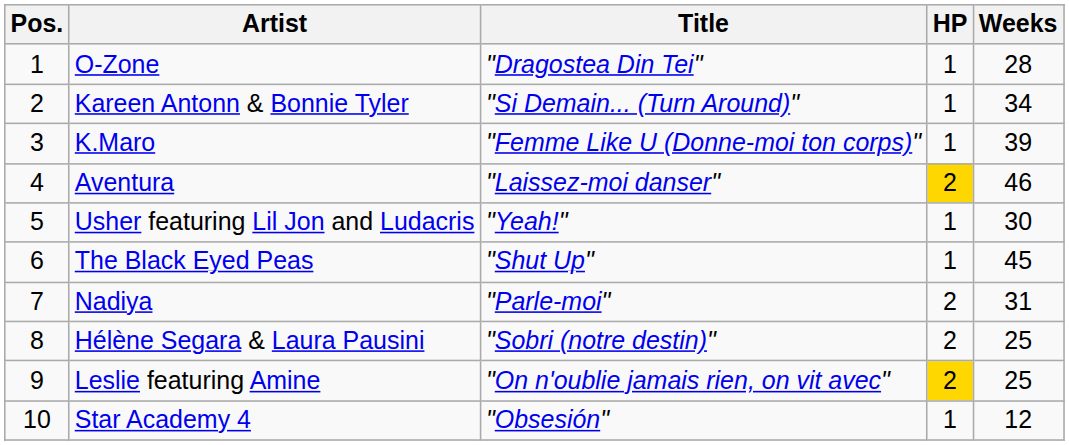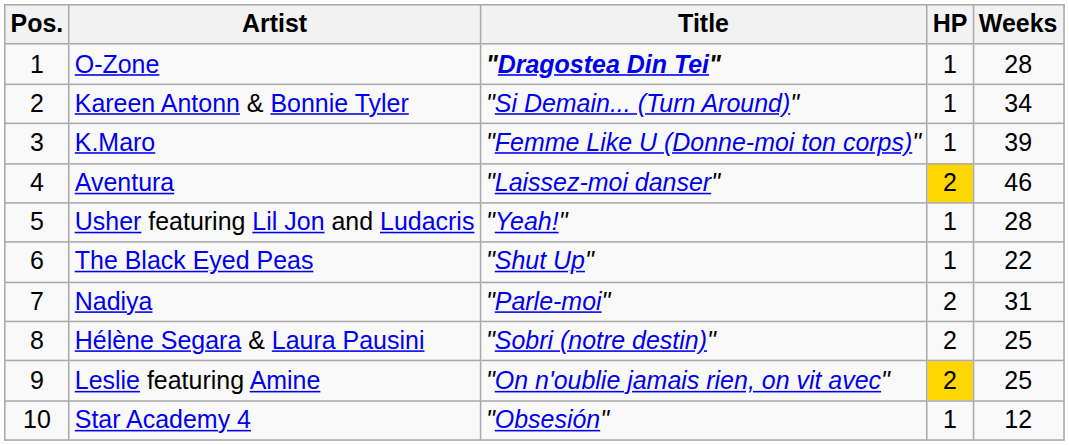(594, 63) normal -> (603, 63) bold
(1018, 222) 30 -> (1018, 222) 28
(1018, 261) 45 -> (1018, 261) 22
